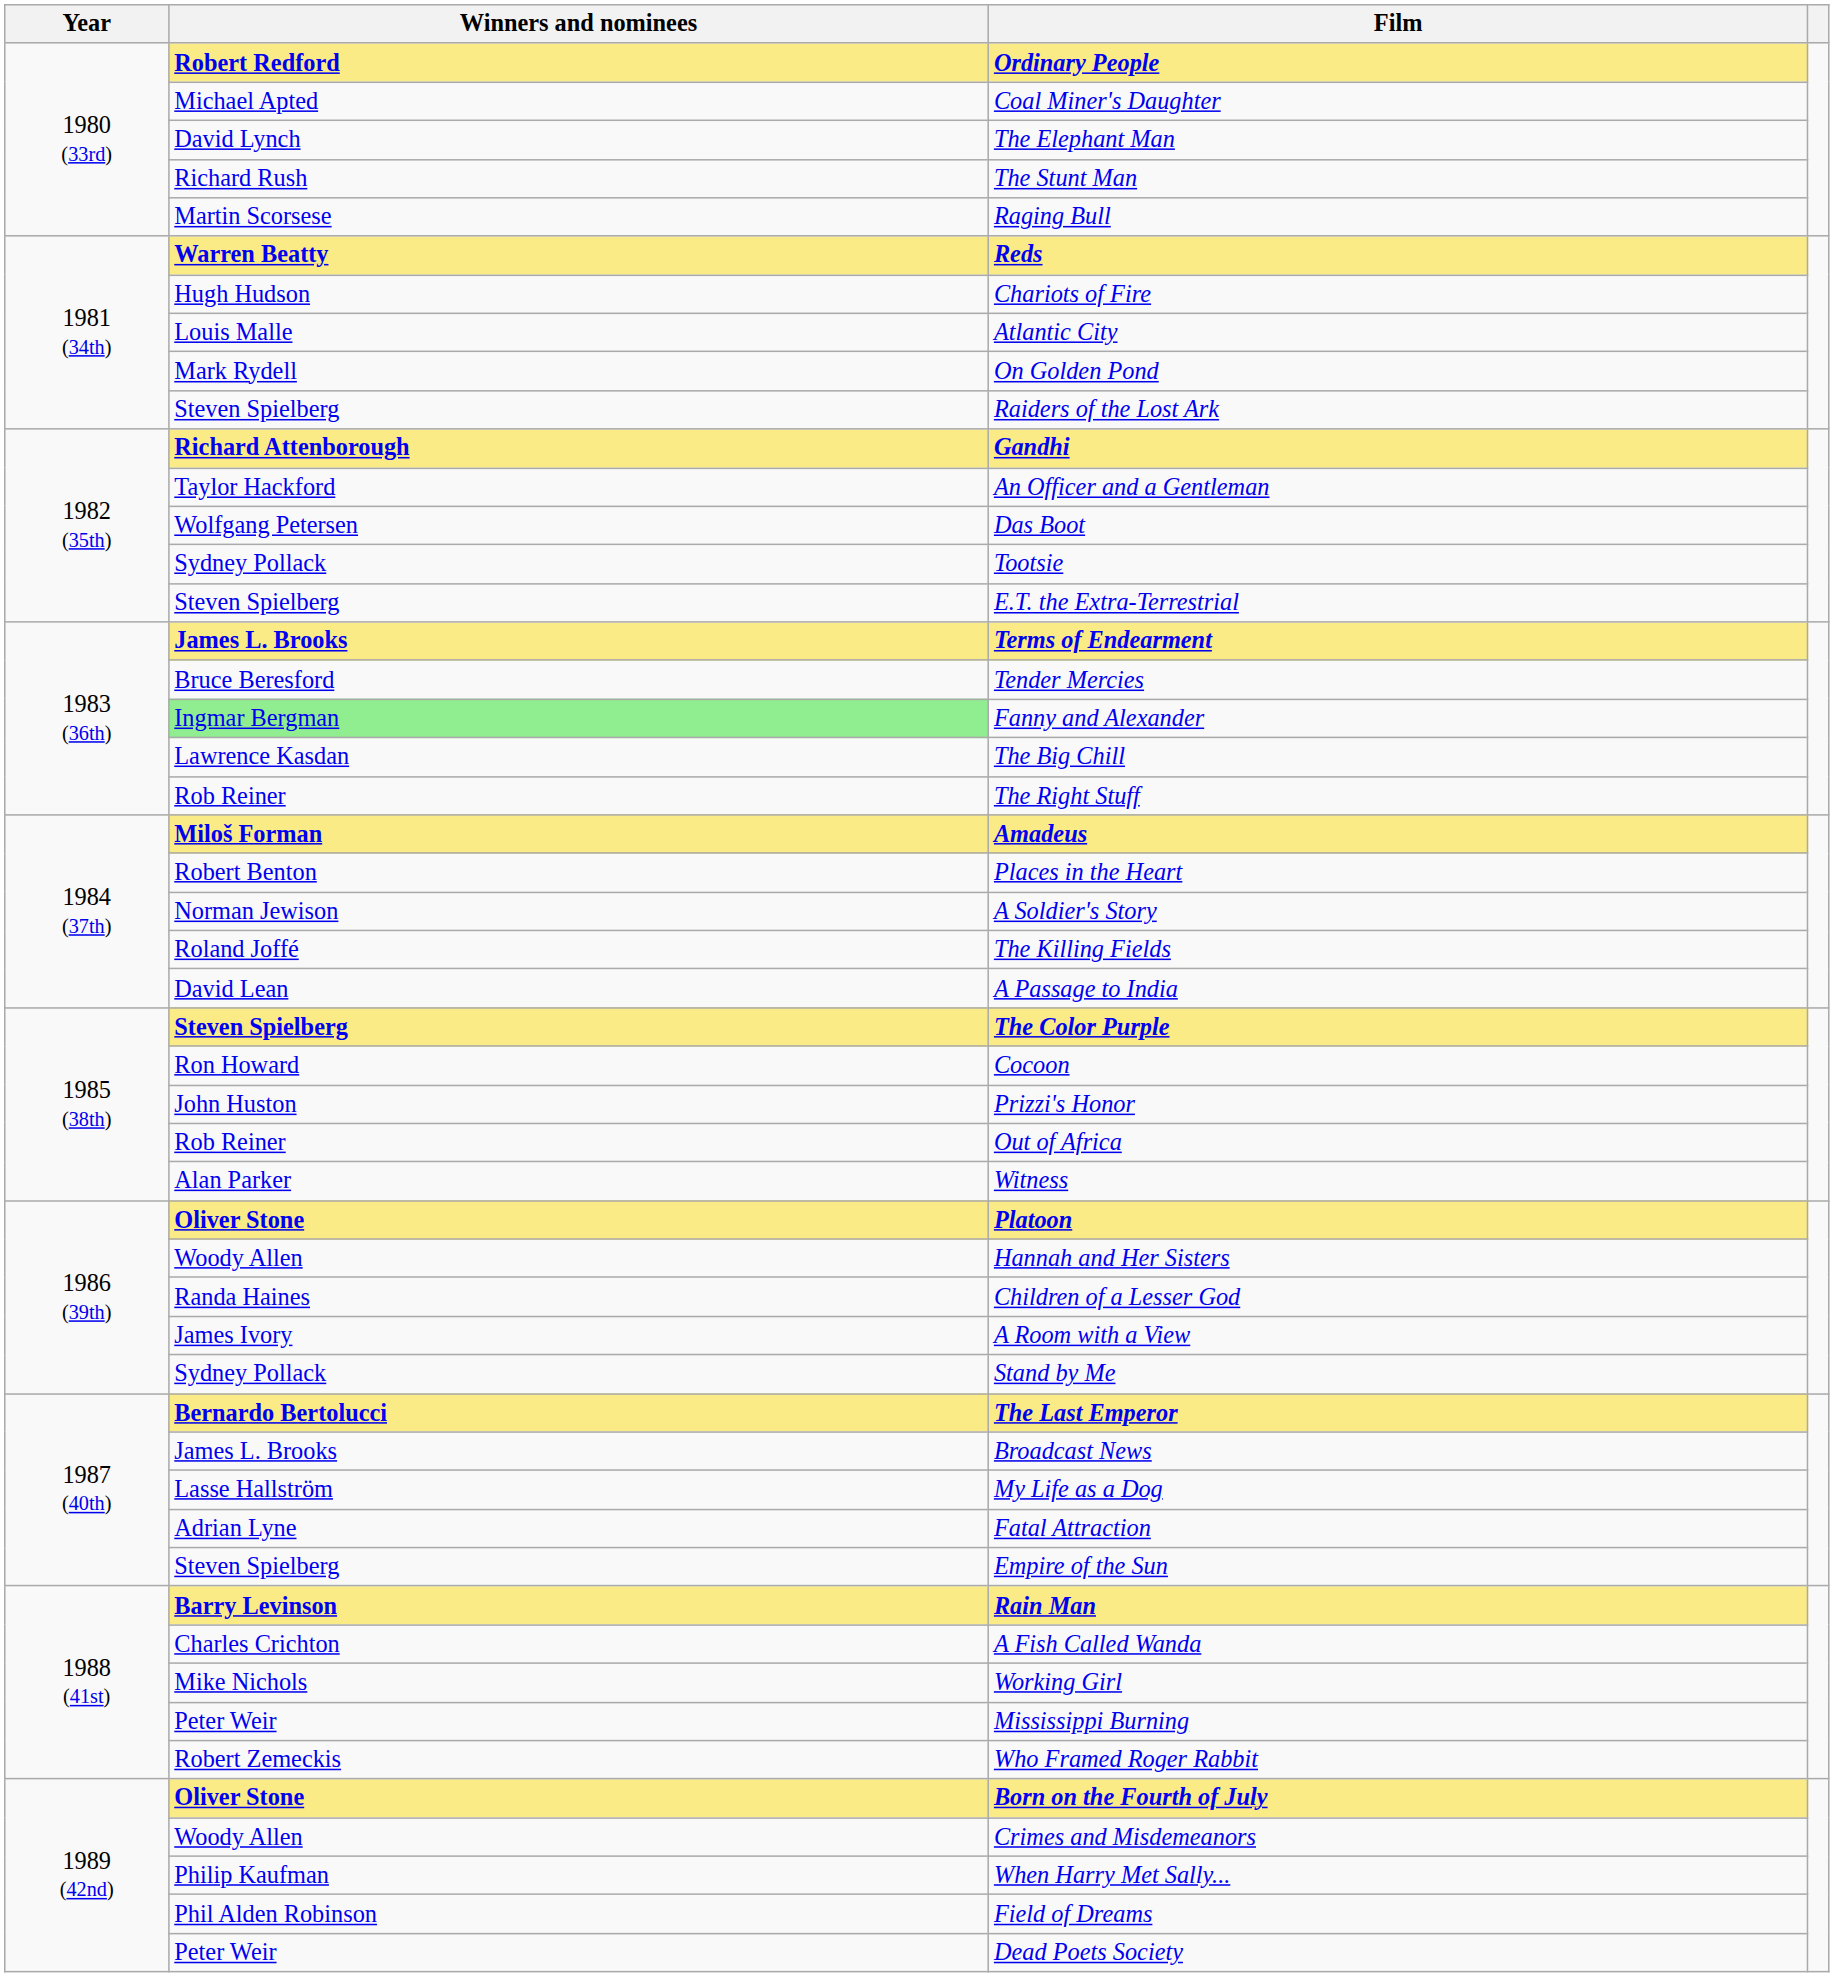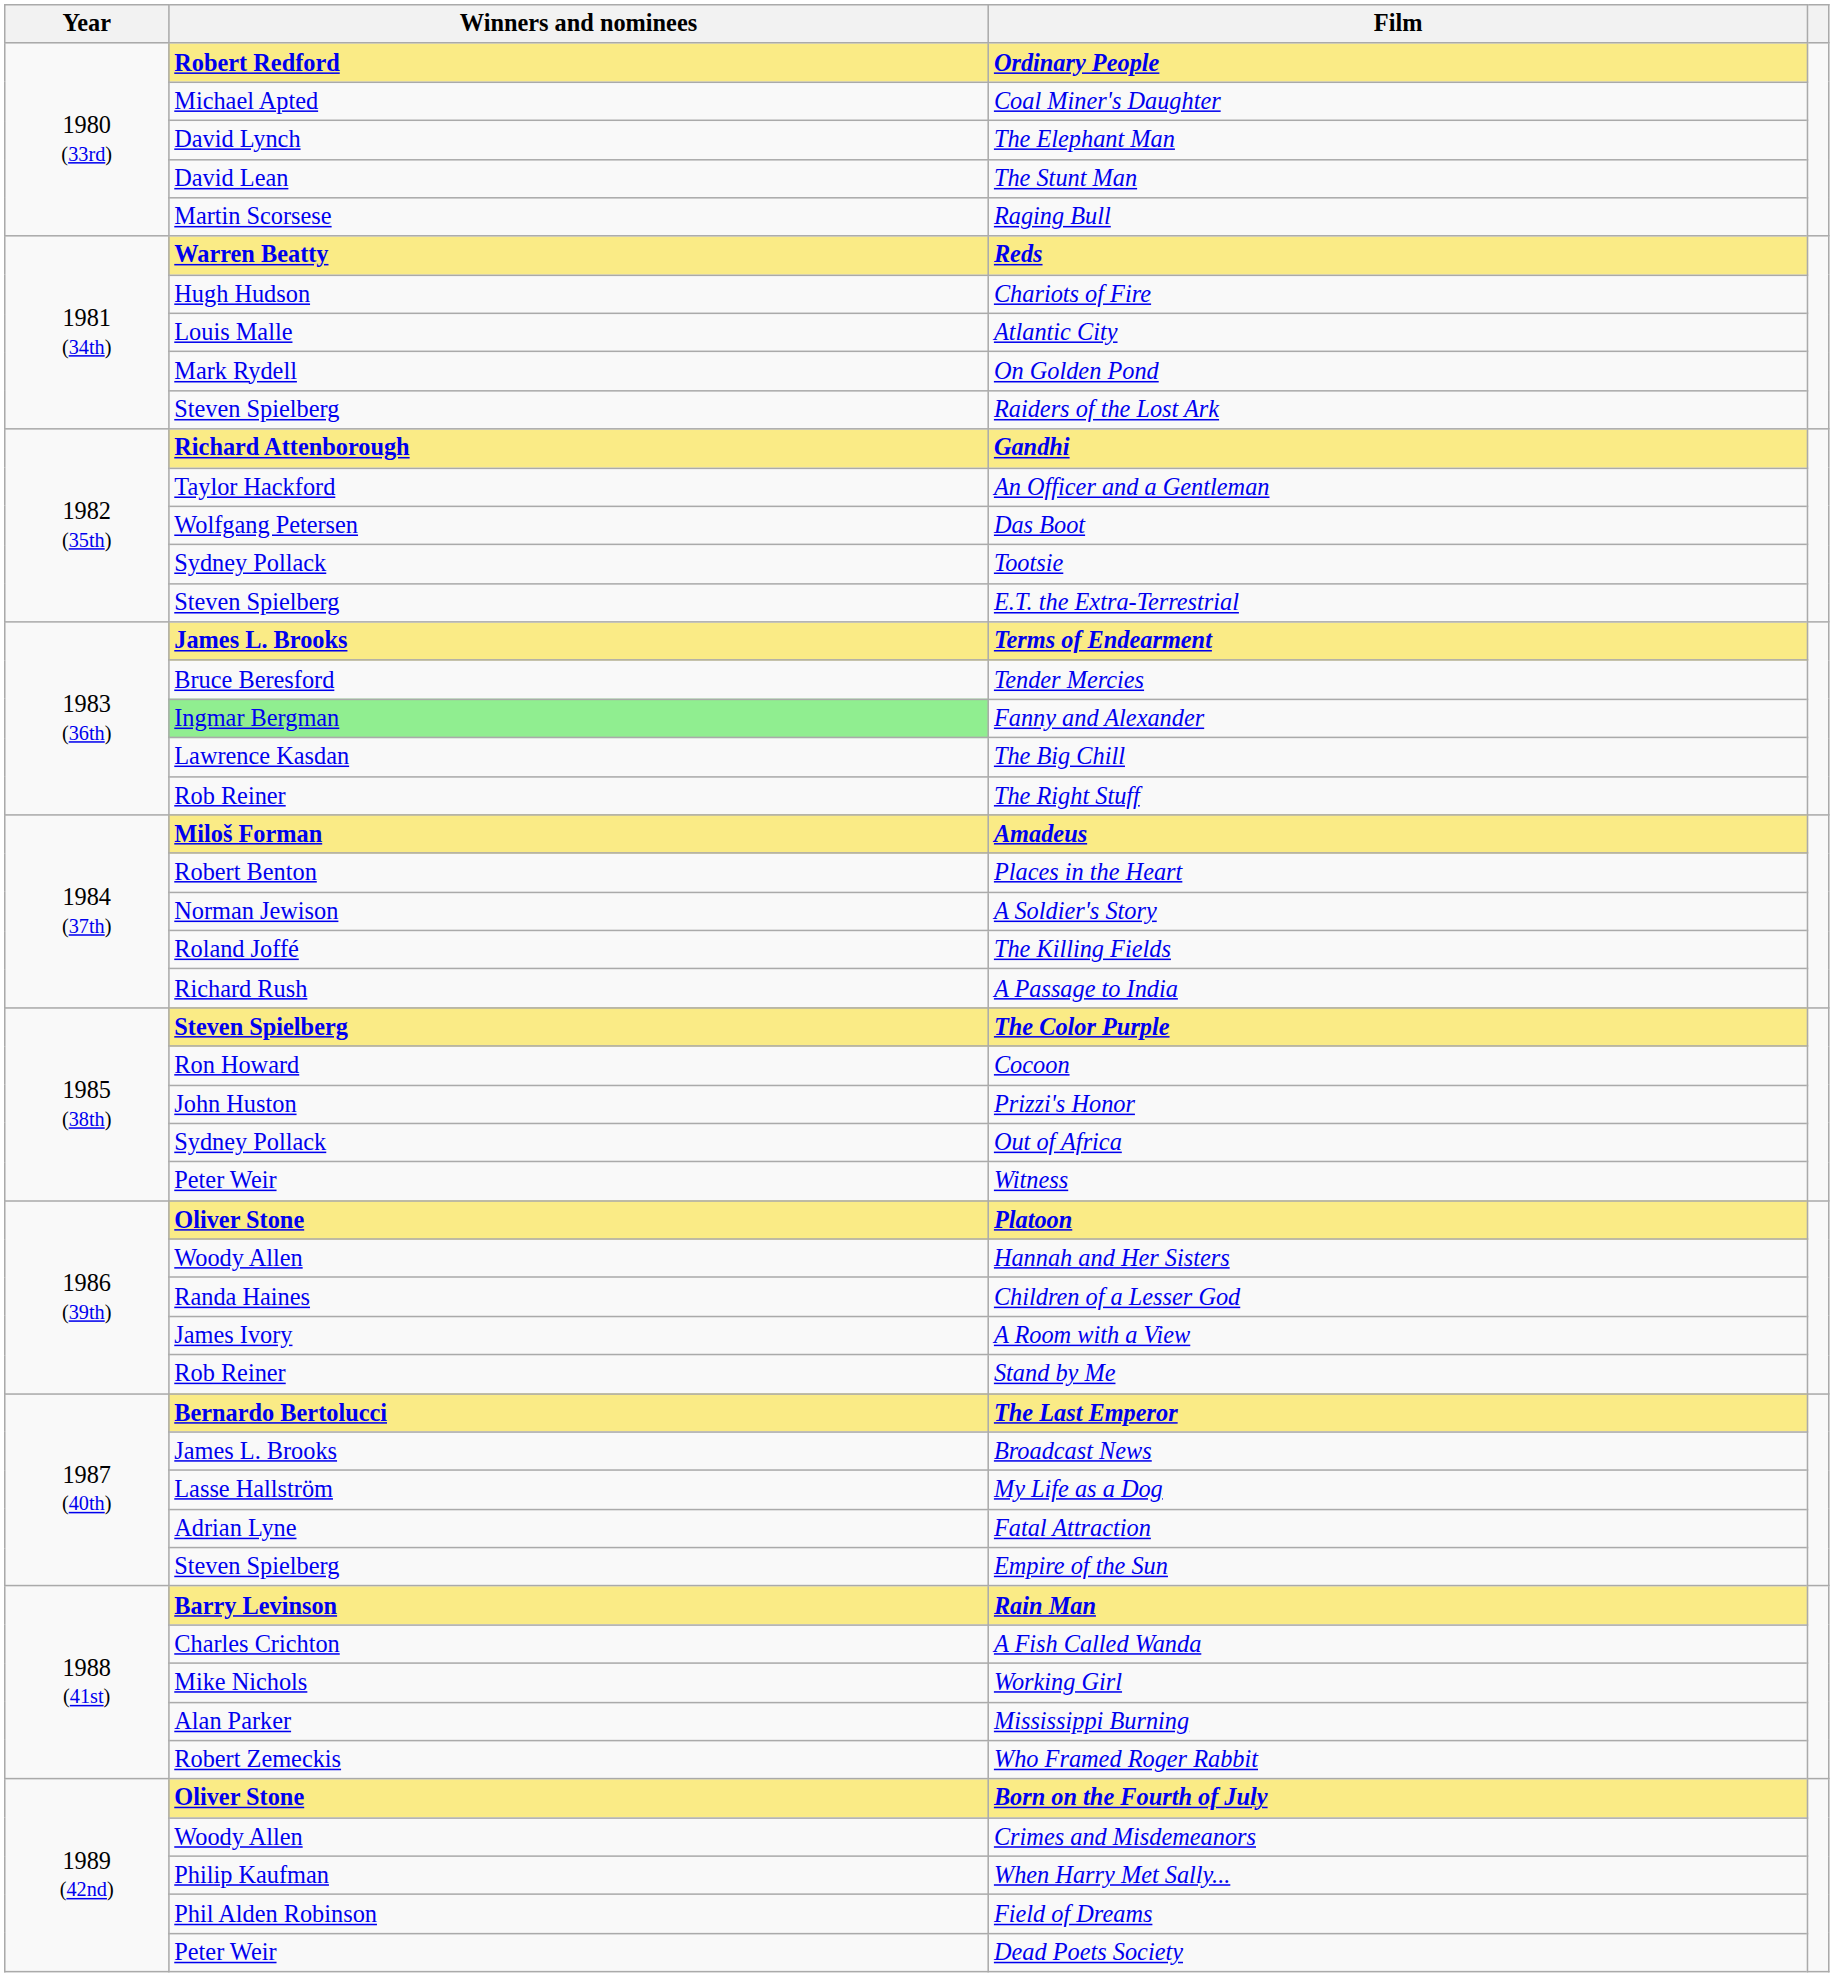(241, 178) Richard Rush -> (231, 178) David Lean
(231, 988) David Lean -> (241, 988) Richard Rush
(230, 1142) Rob Reiner -> (250, 1142) Sydney Pollack
(233, 1180) Alan Parker -> (225, 1180) Peter Weir
(250, 1373) Sydney Pollack -> (230, 1373) Rob Reiner
(225, 1720) Peter Weir -> (233, 1720) Alan Parker
